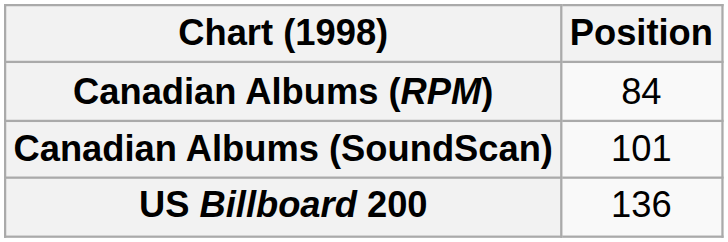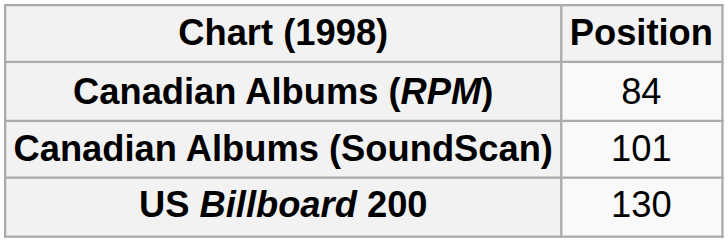(641, 206) 136 -> (641, 206) 130
